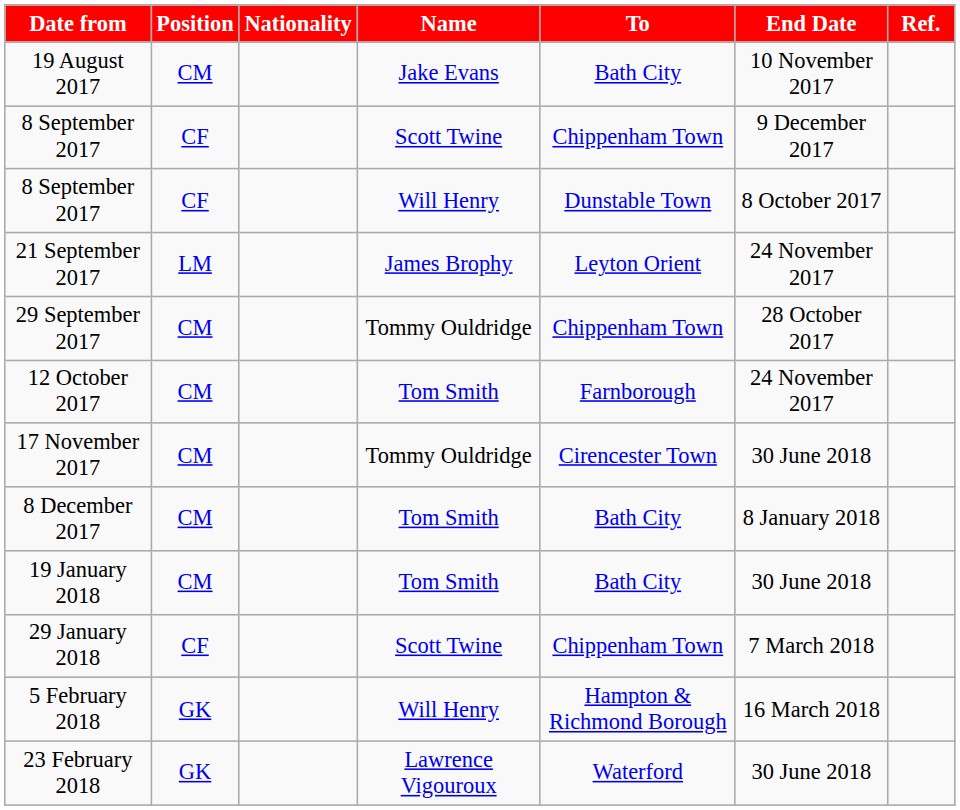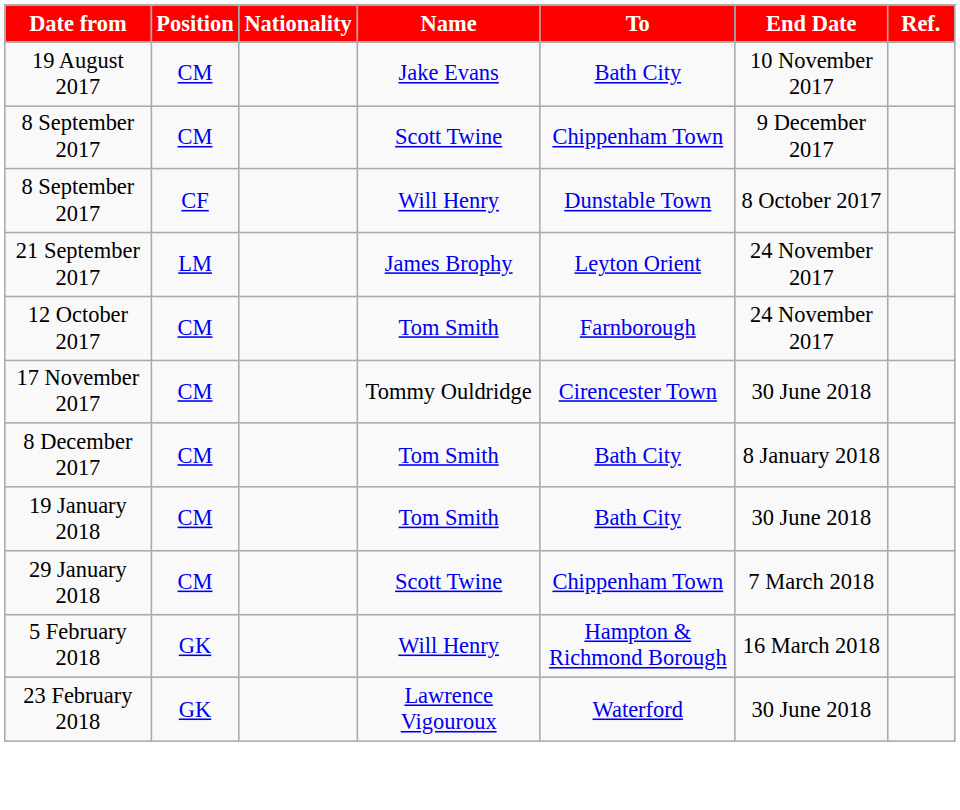(195, 137) CF -> (195, 137) CM
- row: (78, 328)
(195, 645) CF -> (195, 582) CM
